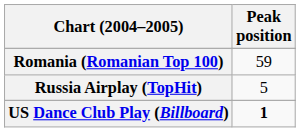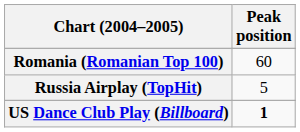(264, 61) 59 -> (264, 61) 60
